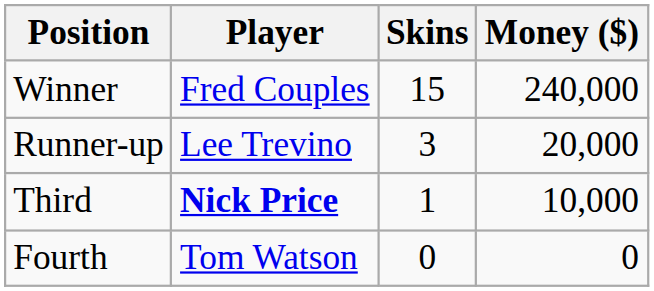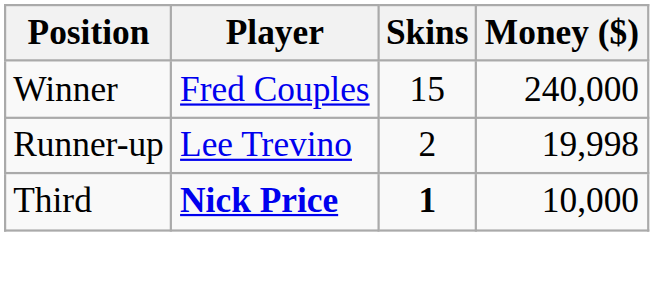(427, 144) 3 -> (427, 144) 2
(590, 144) 20,000 -> (590, 144) 19,998
(427, 200) normal -> (427, 200) bold
- row: (60, 256)
